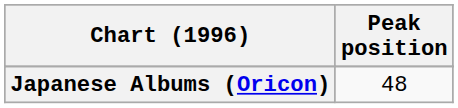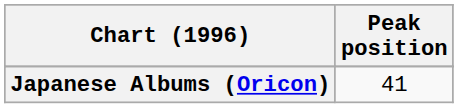(394, 85) 48 -> (394, 85) 41
